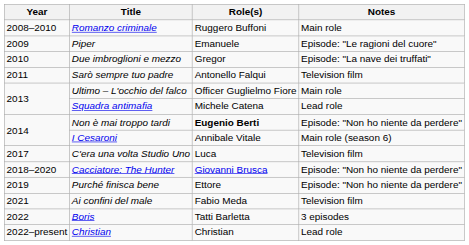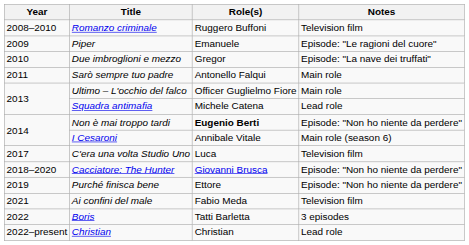(321, 28) Main role -> (332, 28) Television film
(332, 75) Television film -> (321, 75) Main role
